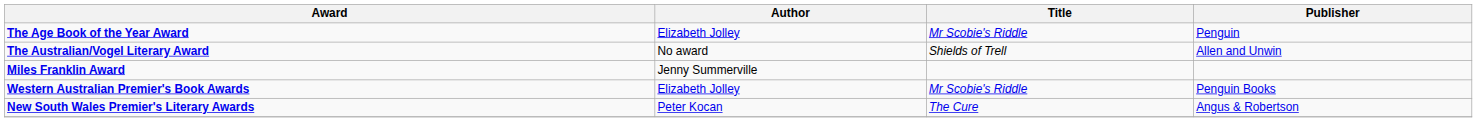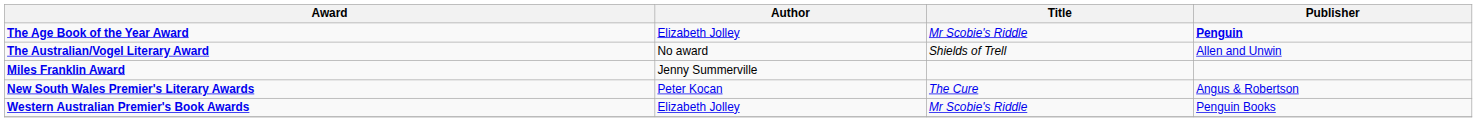(1218, 32) normal -> (1219, 32) bold
rows swapped: (131, 107) <-> (128, 88)
